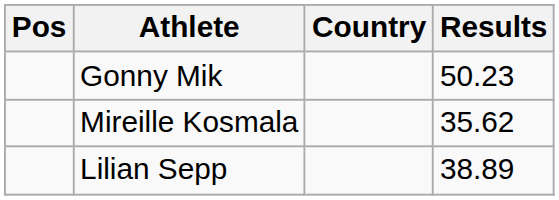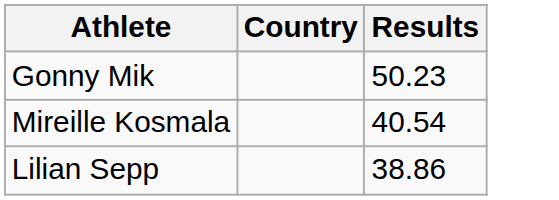- column: (39, 28)
(477, 122) 35.62 -> (409, 122) 40.54
(477, 169) 38.89 -> (409, 169) 38.86
